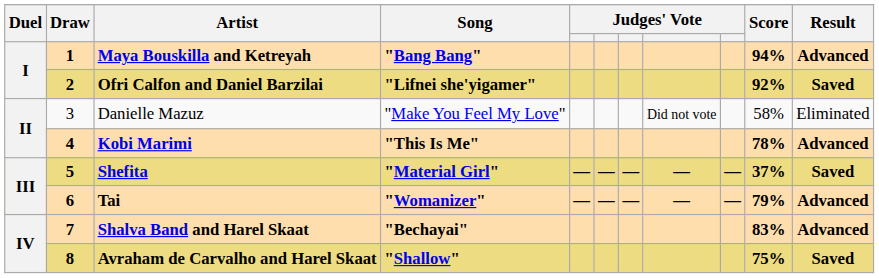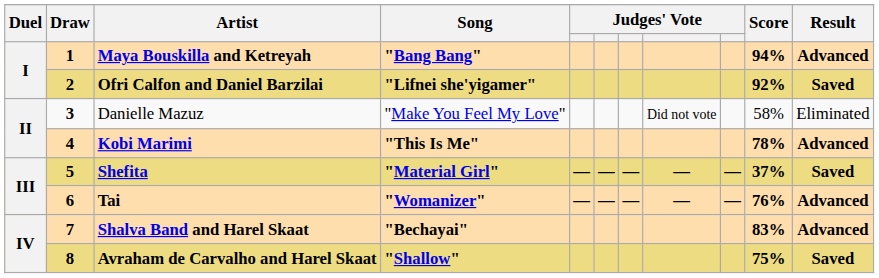(70, 114) normal -> (70, 114) bold
(769, 201) 79% -> (769, 201) 76%
